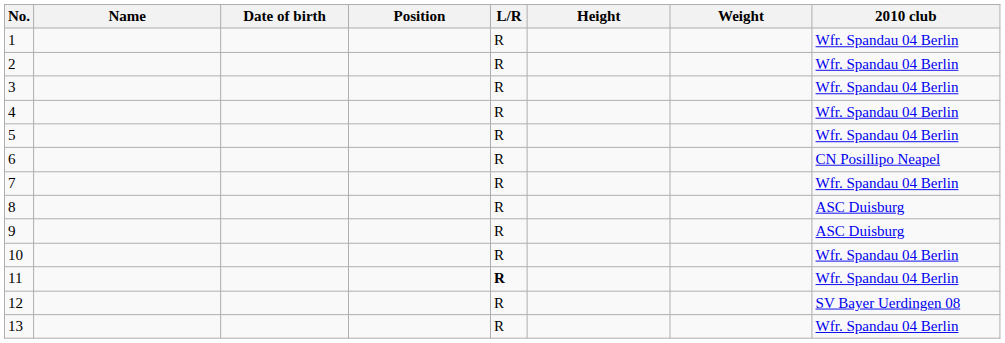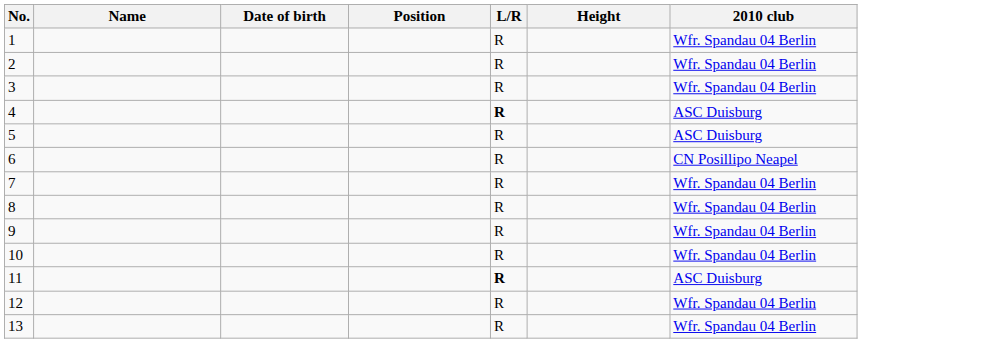- column: (741, 16)
(499, 111) normal -> (499, 111) bold
(887, 111) Wfr. Spandau 04 Berlin -> (718, 111) ASC Duisburg
(887, 135) Wfr. Spandau 04 Berlin -> (718, 135) ASC Duisburg
(860, 207) ASC Duisburg -> (745, 207) Wfr. Spandau 04 Berlin
(860, 231) ASC Duisburg -> (745, 231) Wfr. Spandau 04 Berlin
(887, 278) Wfr. Spandau 04 Berlin -> (718, 278) ASC Duisburg
(888, 302) SV Bayer Uerdingen 08 -> (745, 302) Wfr. Spandau 04 Berlin
